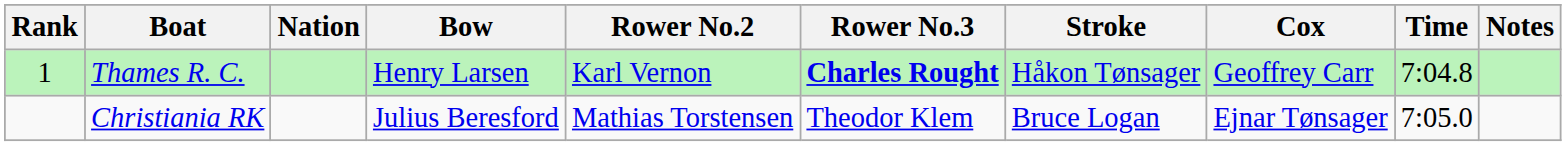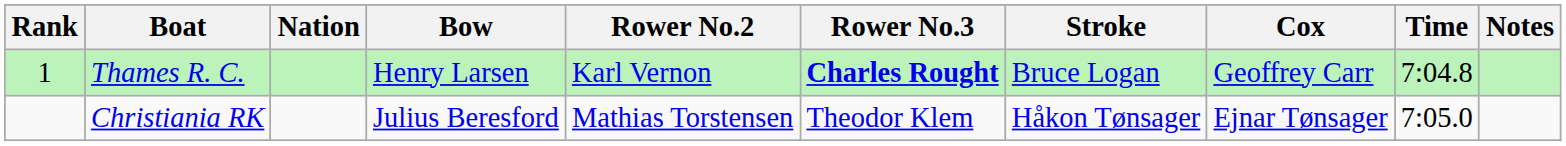(1106, 72) Håkon Tønsager -> (1086, 72) Bruce Logan
(1086, 117) Bruce Logan -> (1106, 117) Håkon Tønsager
